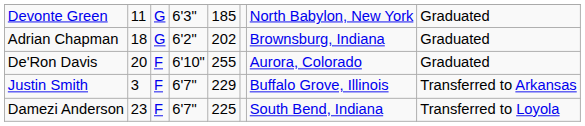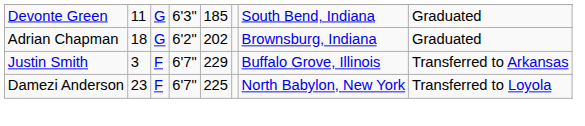(332, 16) North Babylon, New York -> (308, 16) South Bend, Indiana
- row: (53, 62)
(316, 109) South Bend, Indiana -> (323, 86) North Babylon, New York
